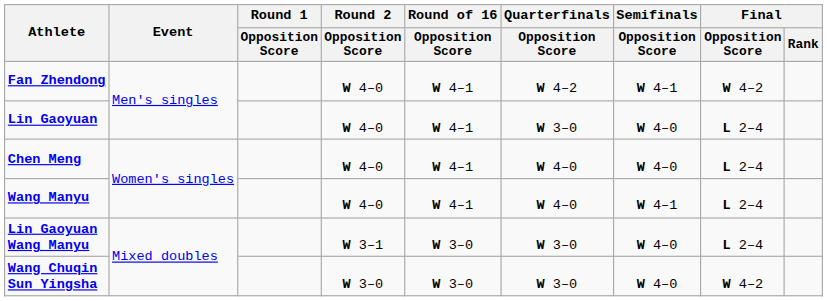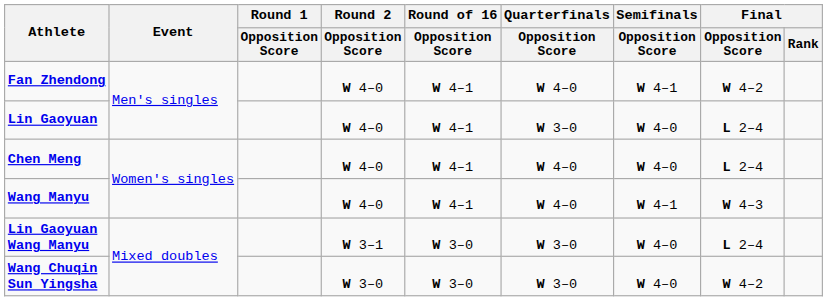(557, 89) W 4–2 -> (557, 89) W 4–0
(743, 206) L 2–4 -> (743, 206) W 4–3
